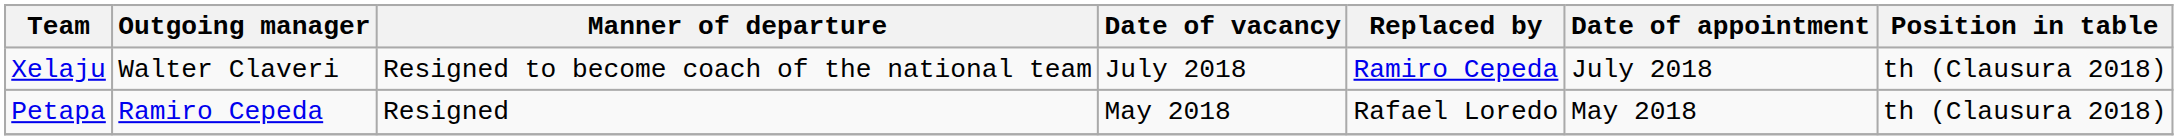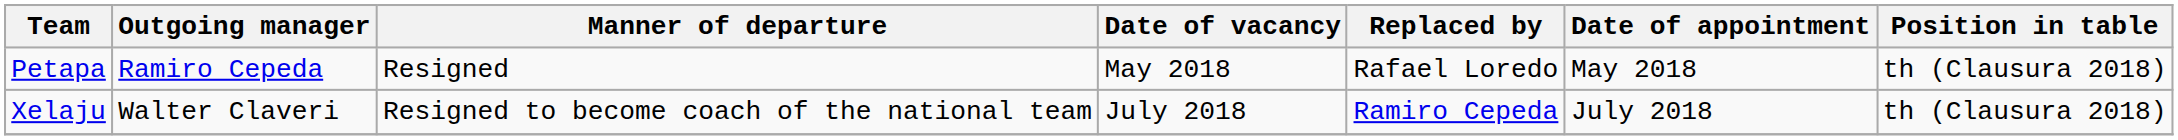rows swapped: (59, 112) <-> (59, 69)
